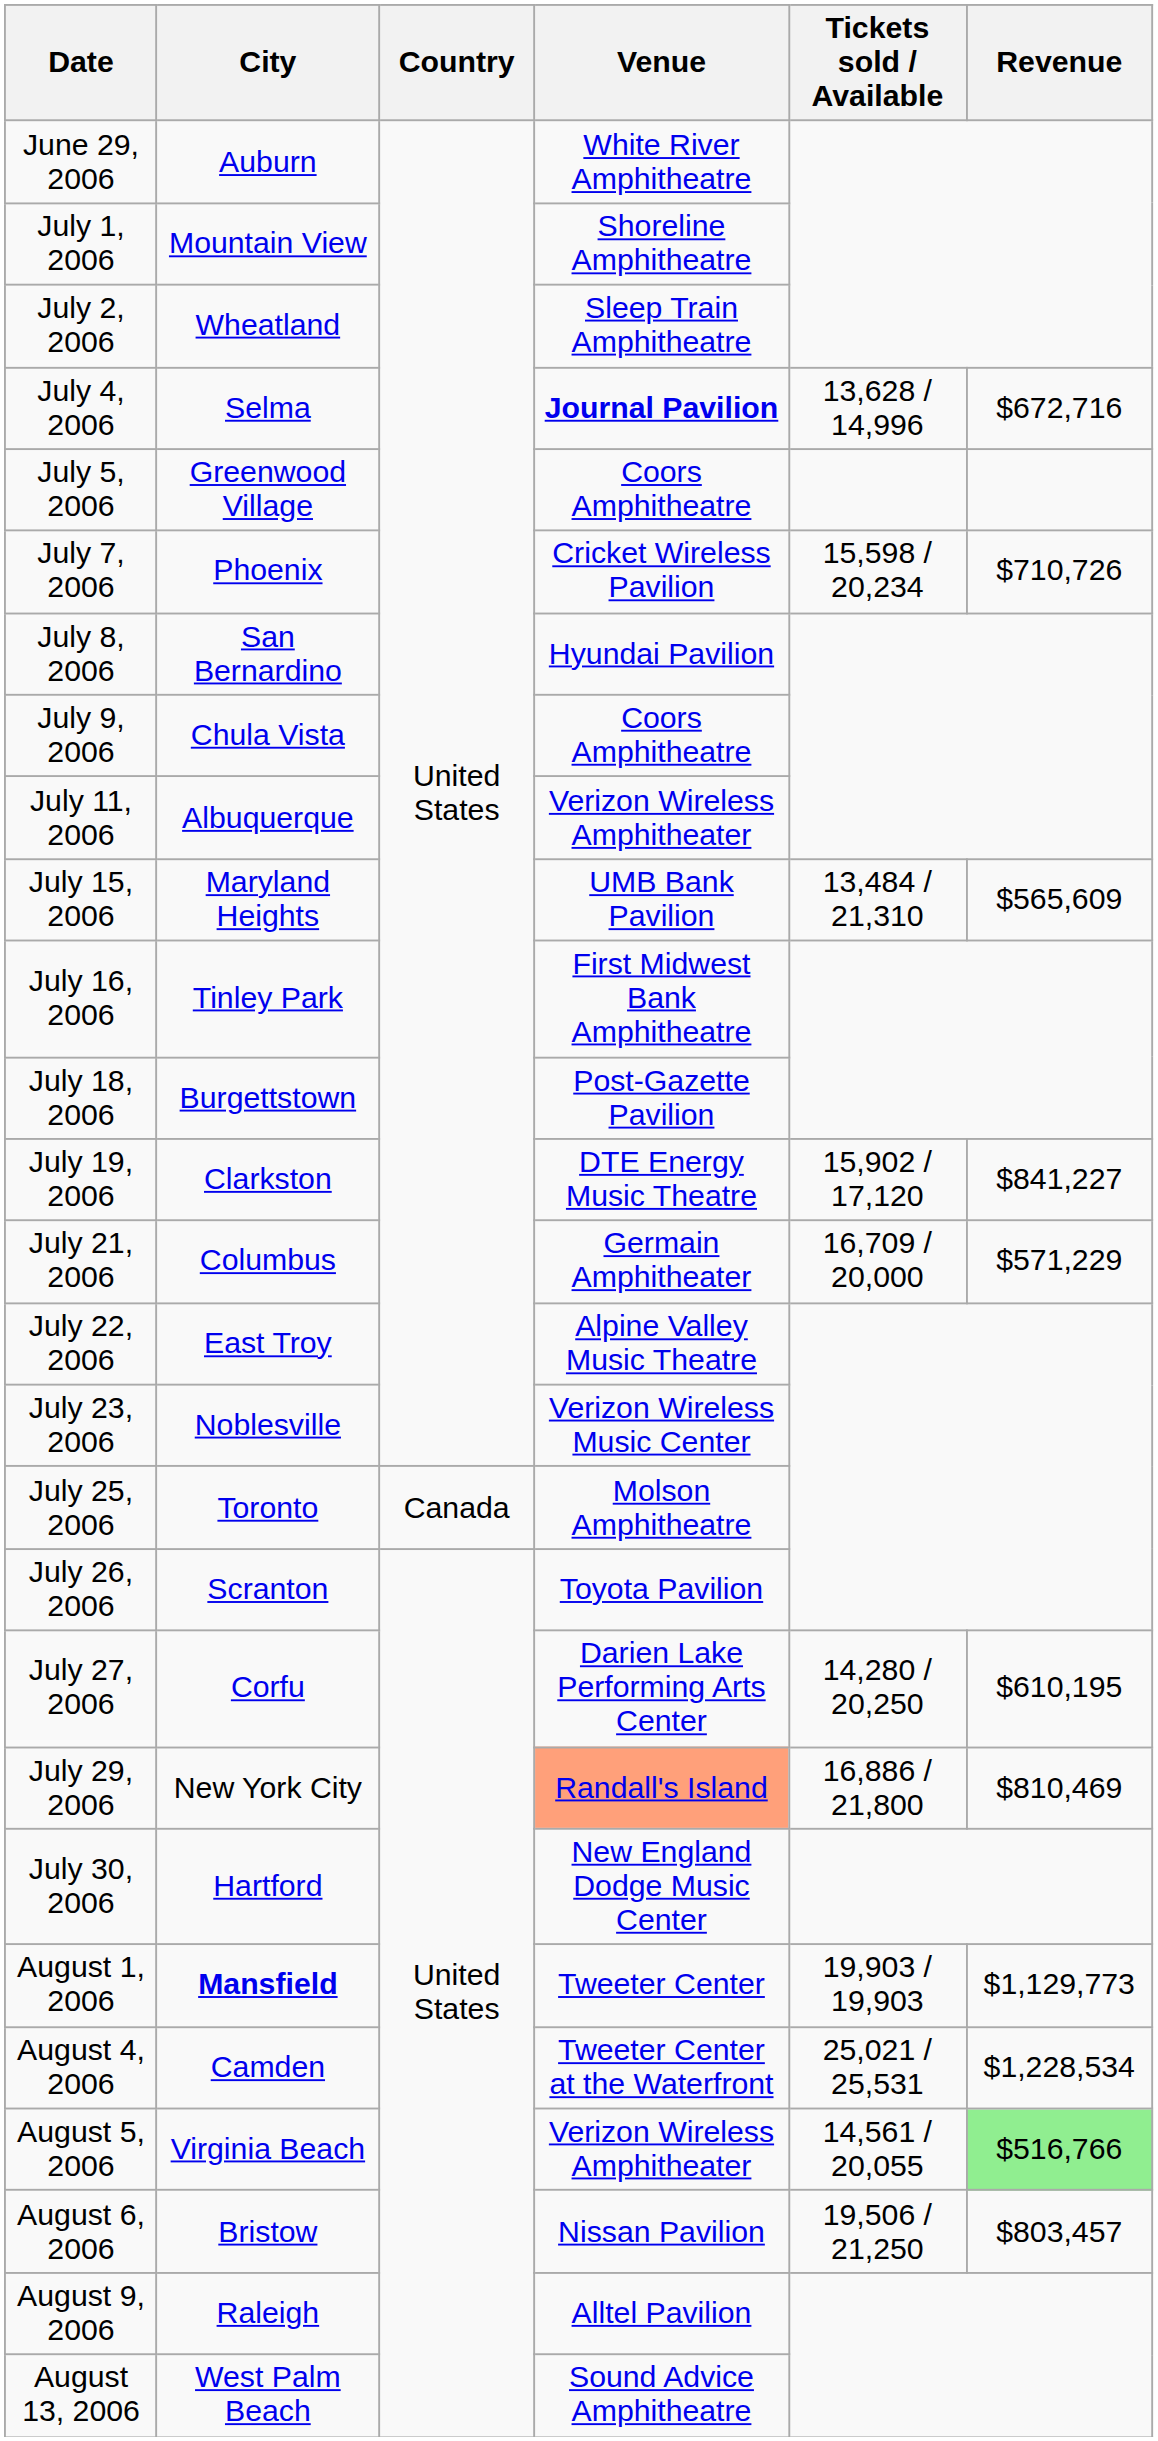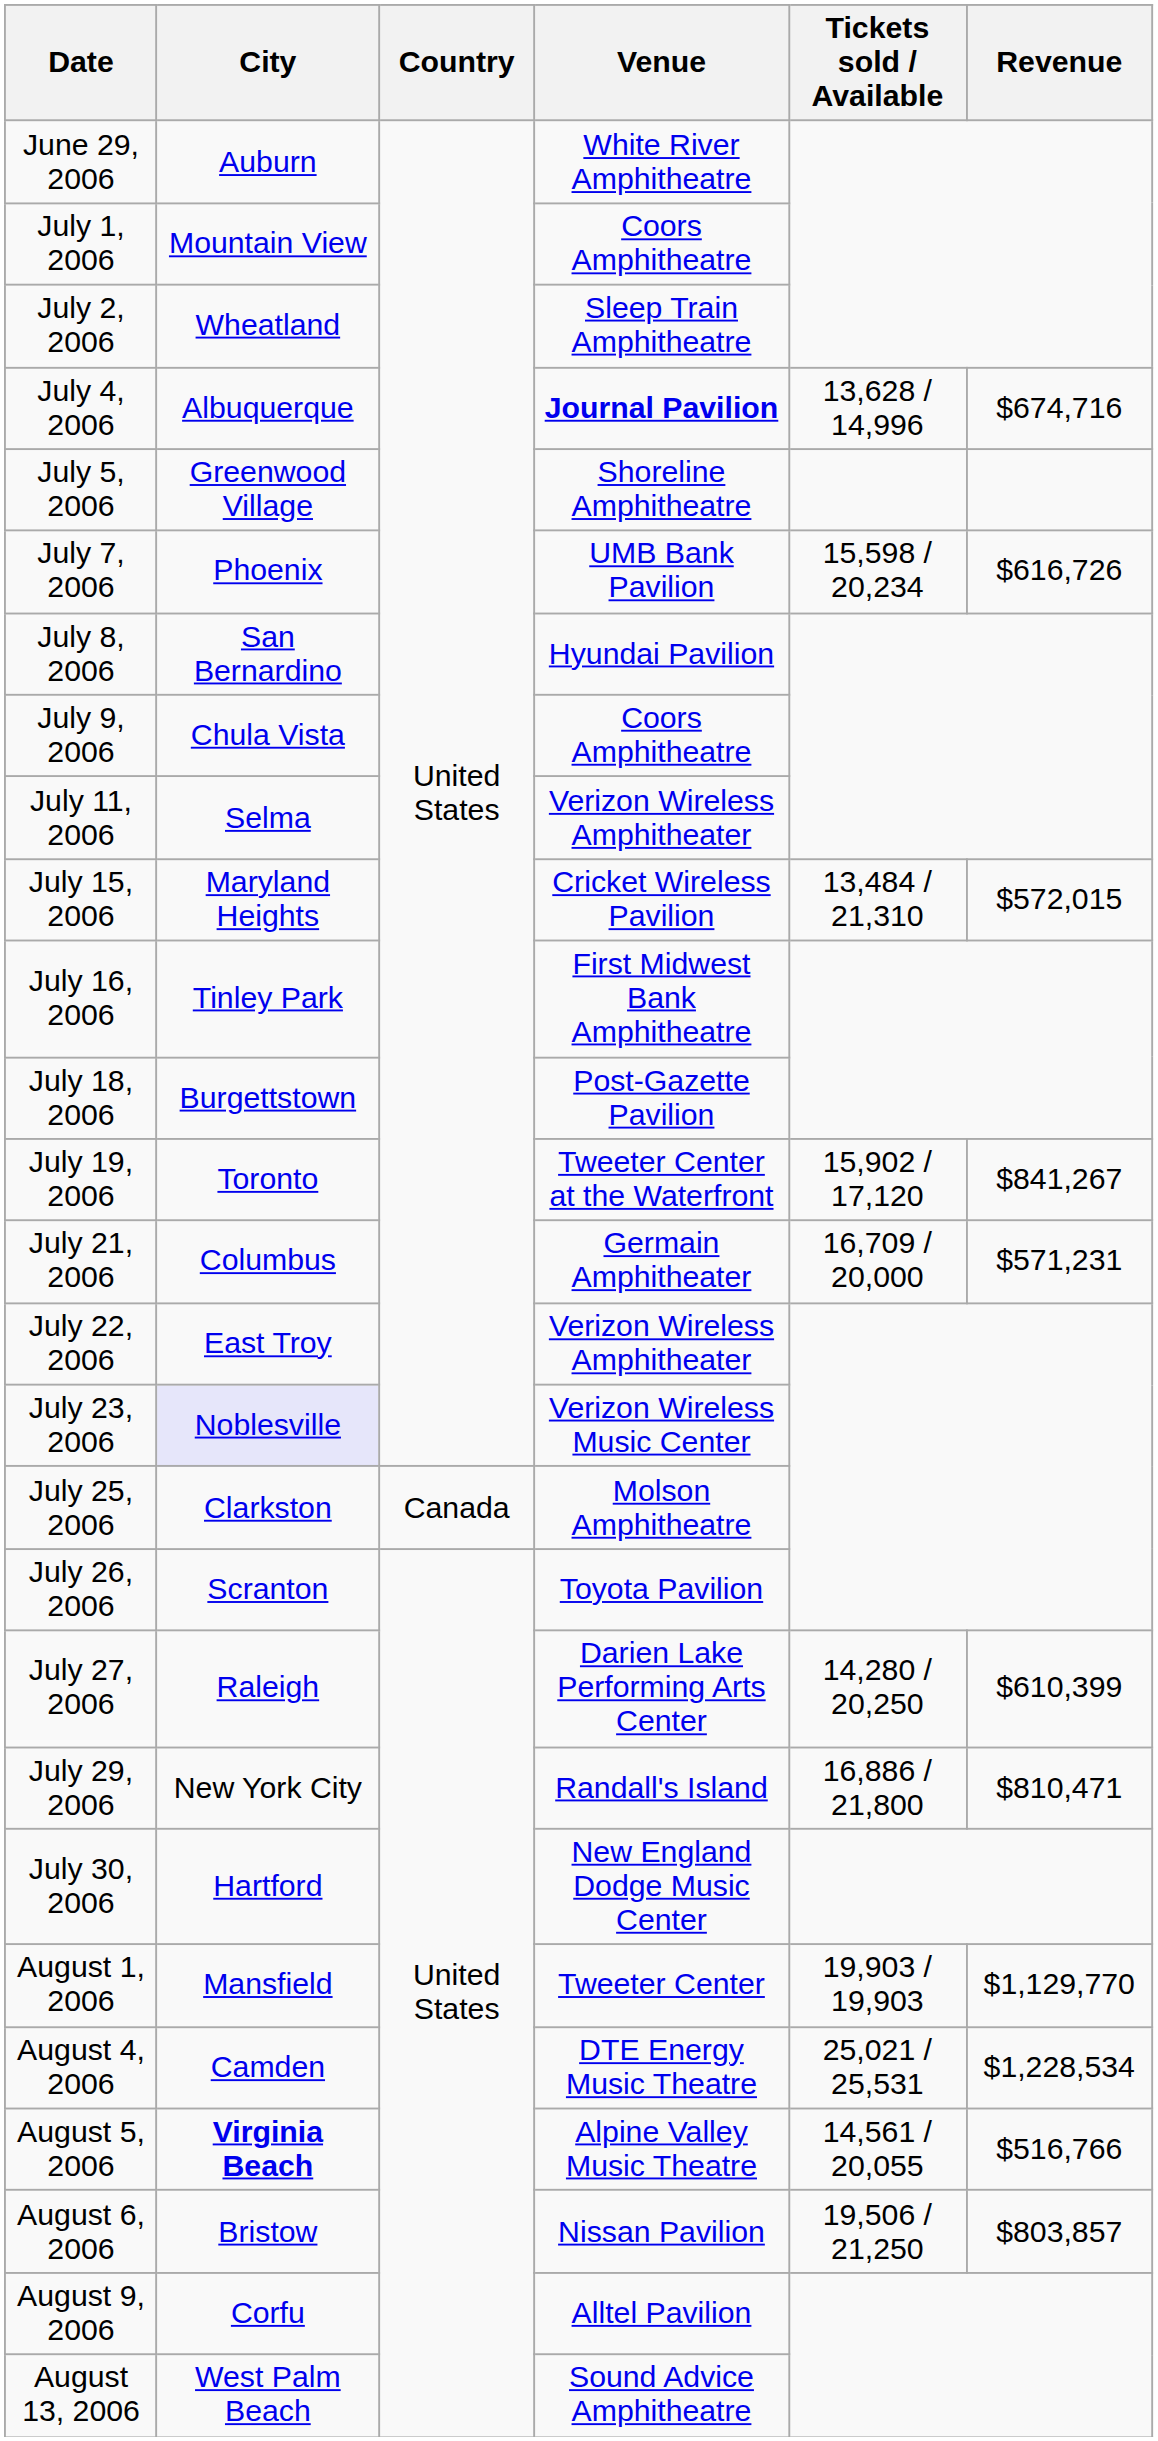(661, 243) Shoreline Amphitheatre -> (661, 243) Coors Amphitheatre
(268, 407) Selma -> (268, 407) Albuquerque
(1059, 407) $672,716 -> (1059, 407) $674,716
(661, 489) Coors Amphitheatre -> (661, 489) Shoreline Amphitheatre
(661, 571) Cricket Wireless Pavilion -> (661, 571) UMB Bank Pavilion
(1059, 571) $710,726 -> (1059, 571) $616,726
(268, 817) Albuquerque -> (268, 817) Selma
(661, 899) UMB Bank Pavilion -> (661, 899) Cricket Wireless Pavilion
(1059, 899) $565,609 -> (1059, 899) $572,015
(268, 1179) Clarkston -> (268, 1179) Toronto
(661, 1179) DTE Energy Music Theatre -> (661, 1179) Tweeter Center at the Waterfront
(1059, 1179) $841,227 -> (1059, 1179) $841,267
(1059, 1261) $571,229 -> (1059, 1261) $571,231
(661, 1343) Alpine Valley Music Theatre -> (661, 1343) Verizon Wireless Amphitheater
(268, 1425) no background -> (268, 1425) lavender background
(268, 1507) Toronto -> (268, 1507) Clarkston
(268, 1688) Corfu -> (268, 1688) Raleigh
(1059, 1688) $610,195 -> (1059, 1688) $610,399
(661, 1787) lightsalmon background -> (661, 1787) no background
(1059, 1787) $810,469 -> (1059, 1787) $810,471
(268, 1985) bold -> (268, 1985) normal
(1059, 1985) $1,129,773 -> (1059, 1985) $1,129,770
(661, 2067) Tweeter Center at the Waterfront -> (661, 2067) DTE Energy Music Theatre
(268, 2149) normal -> (268, 2149) bold
(661, 2149) Verizon Wireless Amphitheater -> (661, 2149) Alpine Valley Music Theatre
(1059, 2149) lightgreen background -> (1059, 2149) no background
(1059, 2231) $803,457 -> (1059, 2231) $803,857
(268, 2313) Raleigh -> (268, 2313) Corfu
